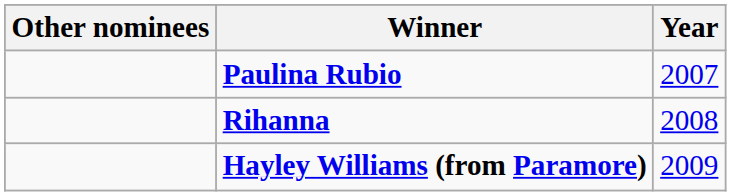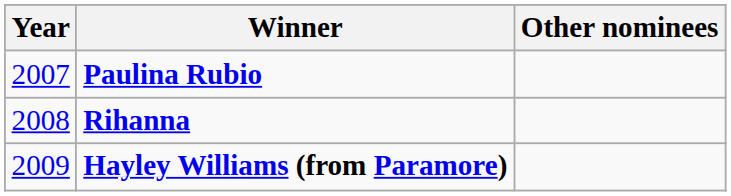columns swapped: (689, 27) <-> (110, 27)
